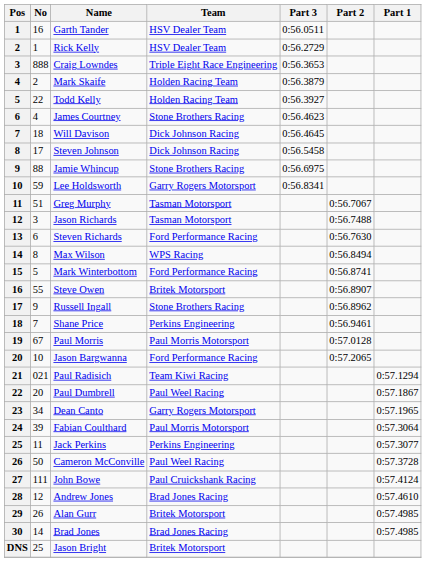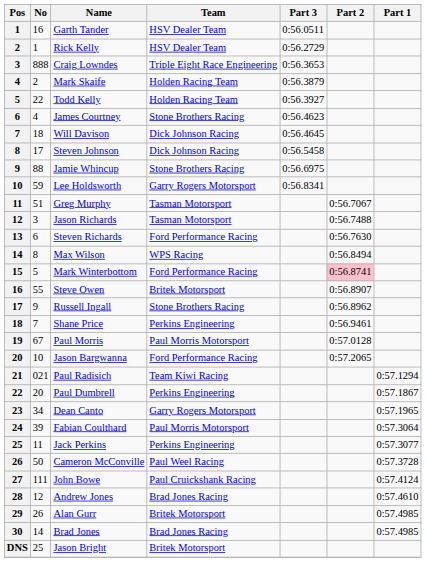(350, 271) no background -> (350, 271) pink background
(187, 392) Paul Weel Racing -> (192, 392) Perkins Engineering
